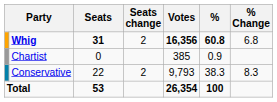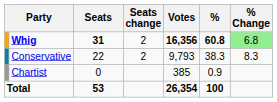(251, 40) no background -> (251, 40) lightgreen background
rows swapped: (41, 72) <-> (29, 56)
